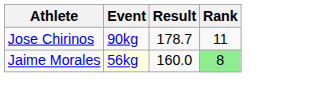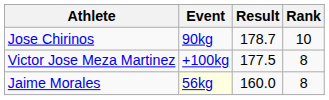(220, 39) 11 -> (304, 39) 10
+ row: (92, 61)
(220, 61) lightgreen background -> (304, 84) no background
